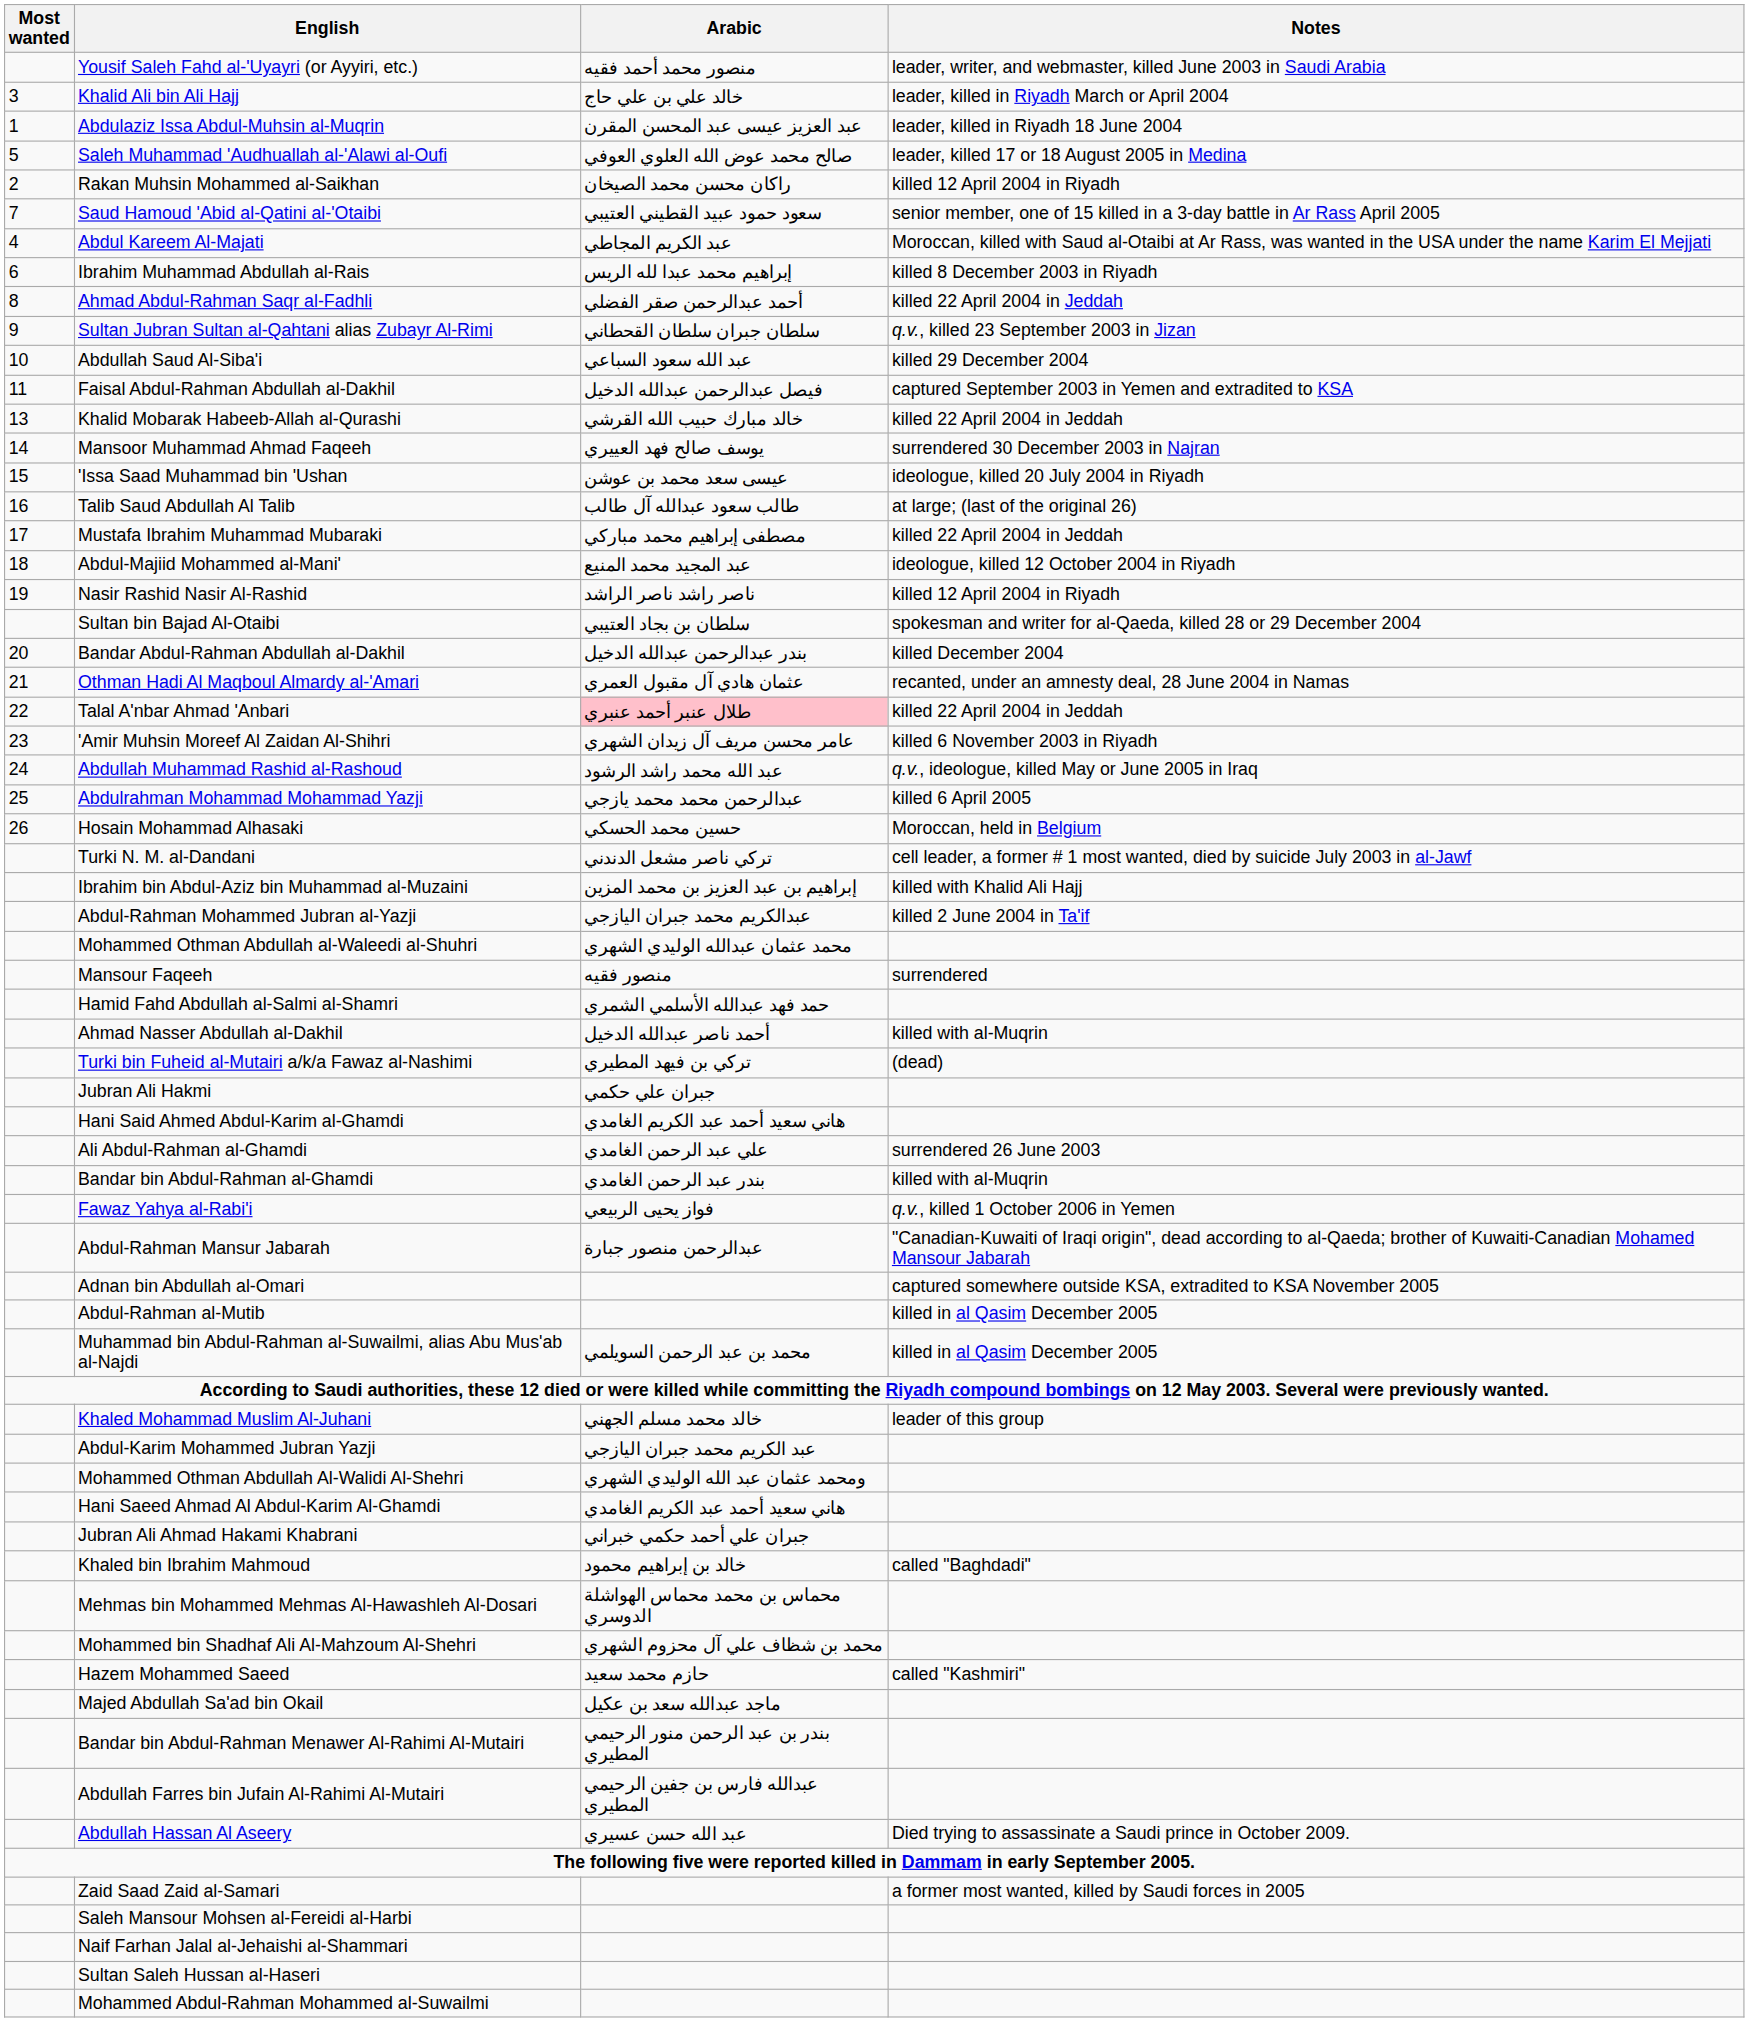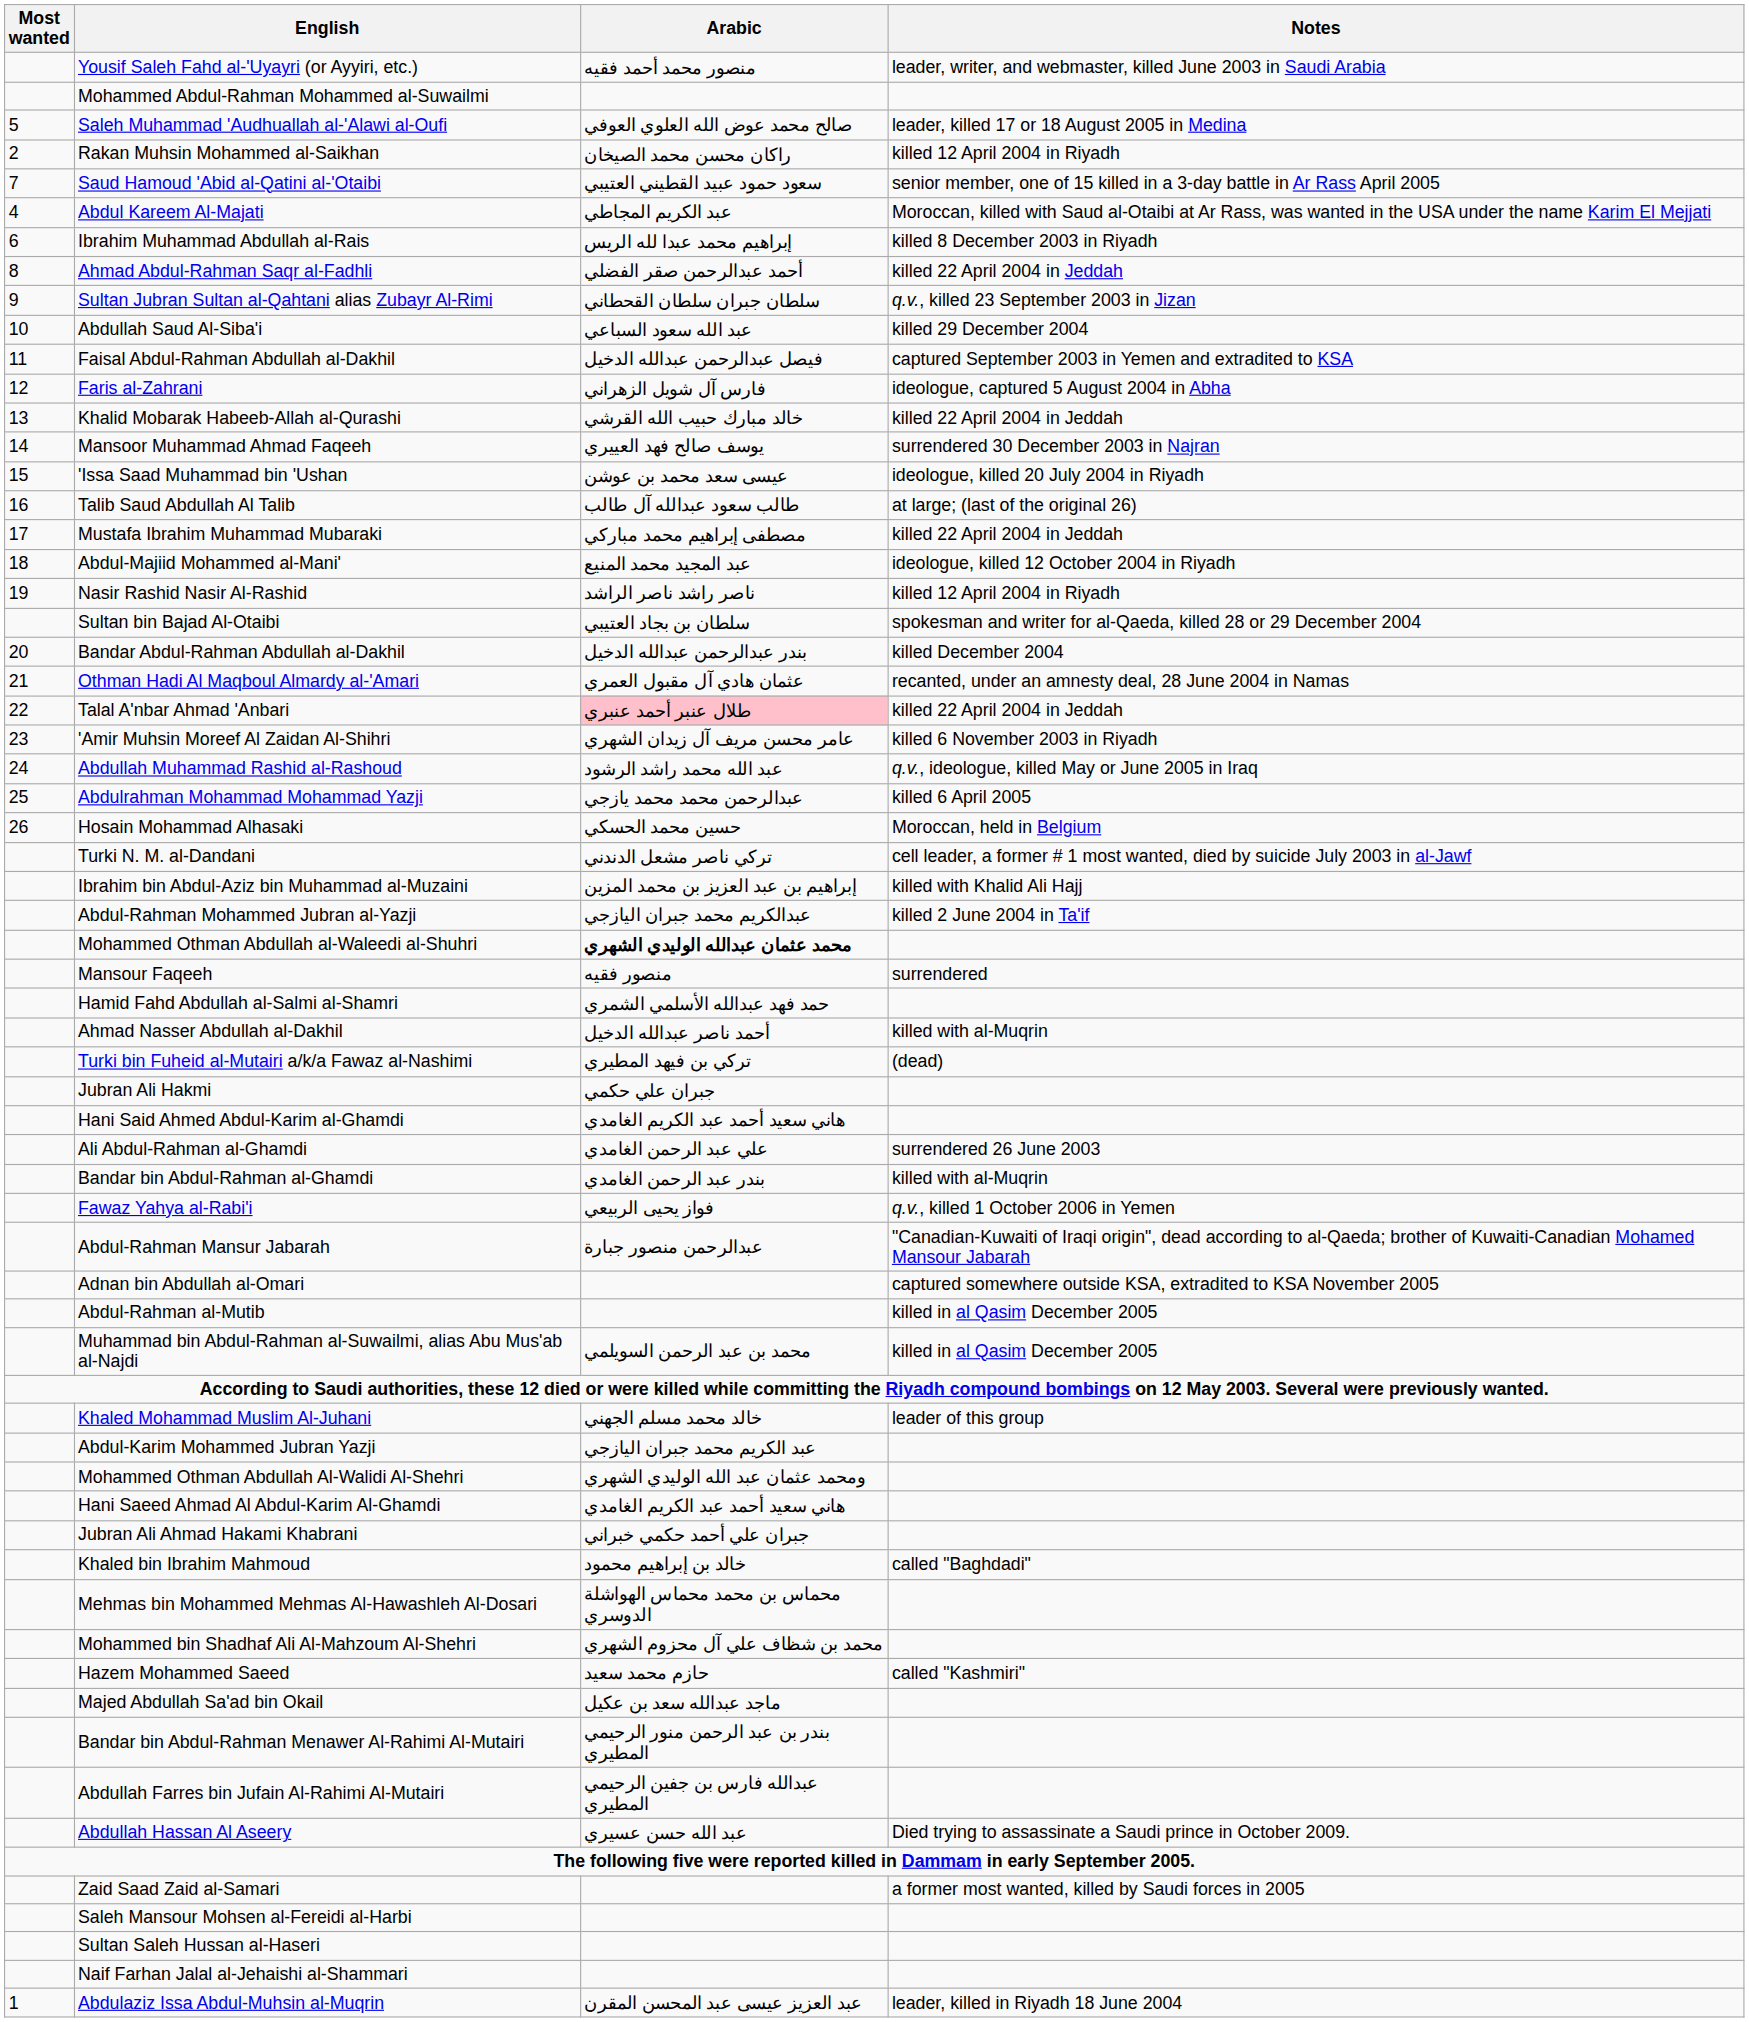- row: (158, 96)
rows swapped: (231, 125) <-> (283, 2003)
+ row: (140, 388)
(718, 946) normal -> (718, 945) bold
rows swapped: (199, 1975) <-> (243, 1946)
